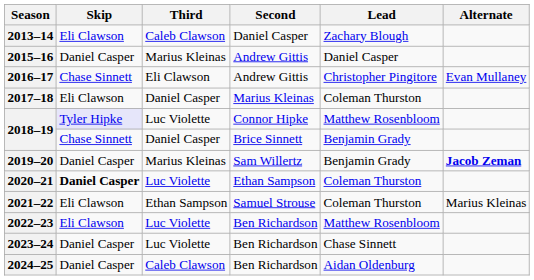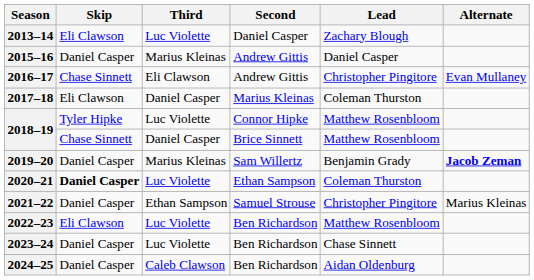(185, 35) Caleb Clawson -> (178, 35) Luc Violette
(91, 118) lavender background -> (91, 118) no background
(367, 139) Benjamin Grady -> (382, 139) Matthew Rosenbloom
(92, 202) Eli Clawson -> (97, 202) Daniel Casper
(372, 202) Coleman Thurston -> (380, 202) Christopher Pingitore
